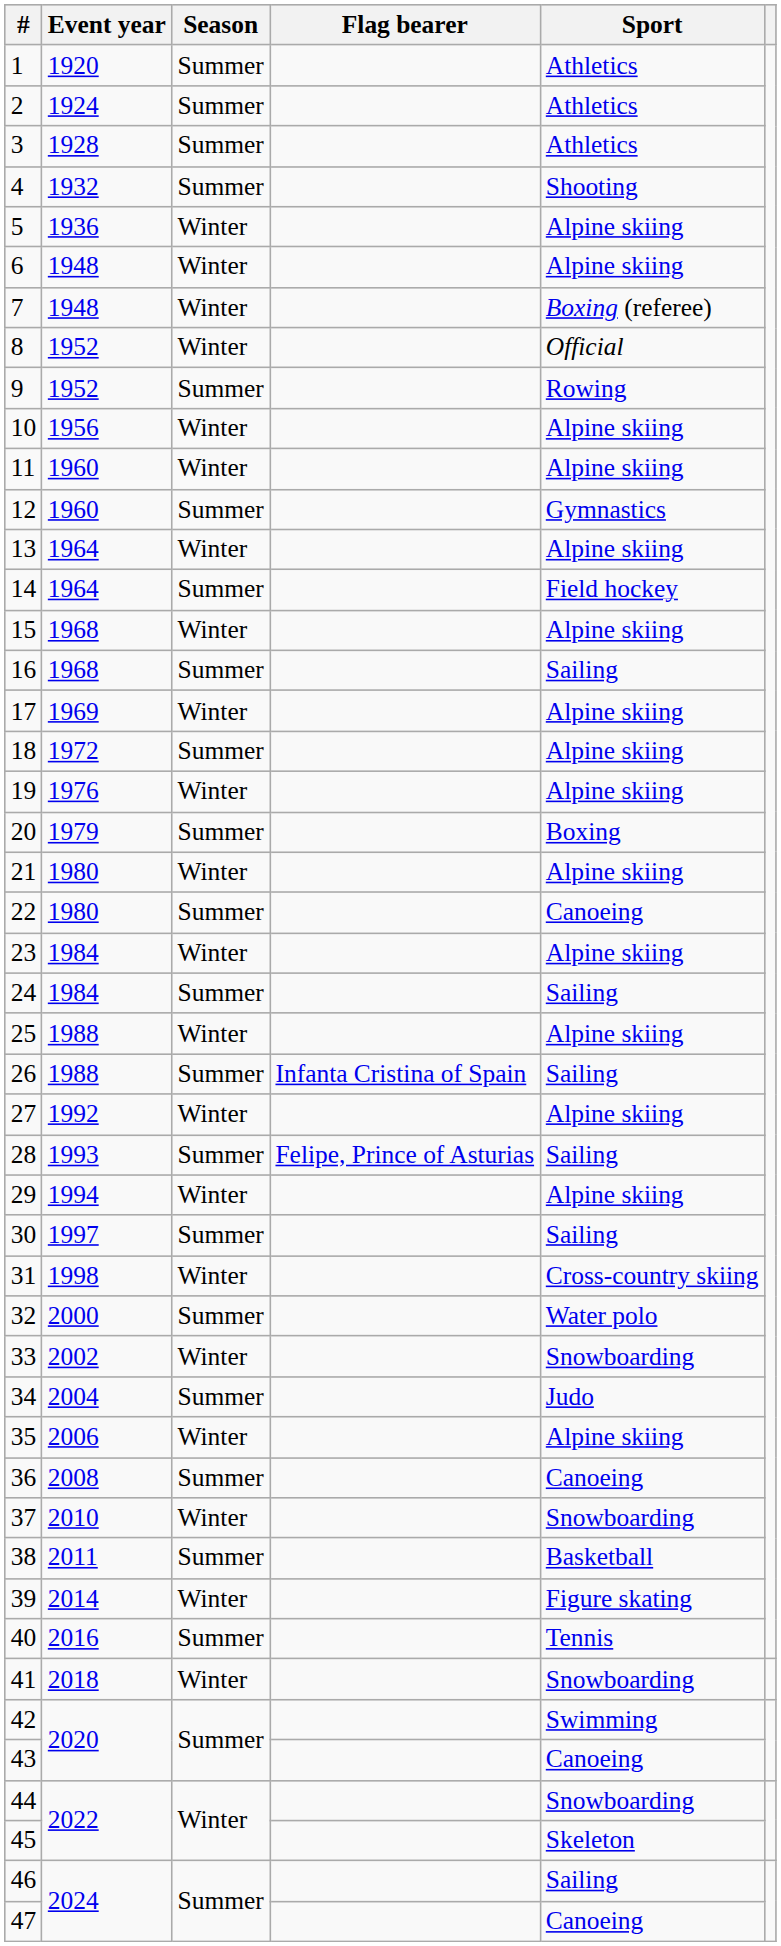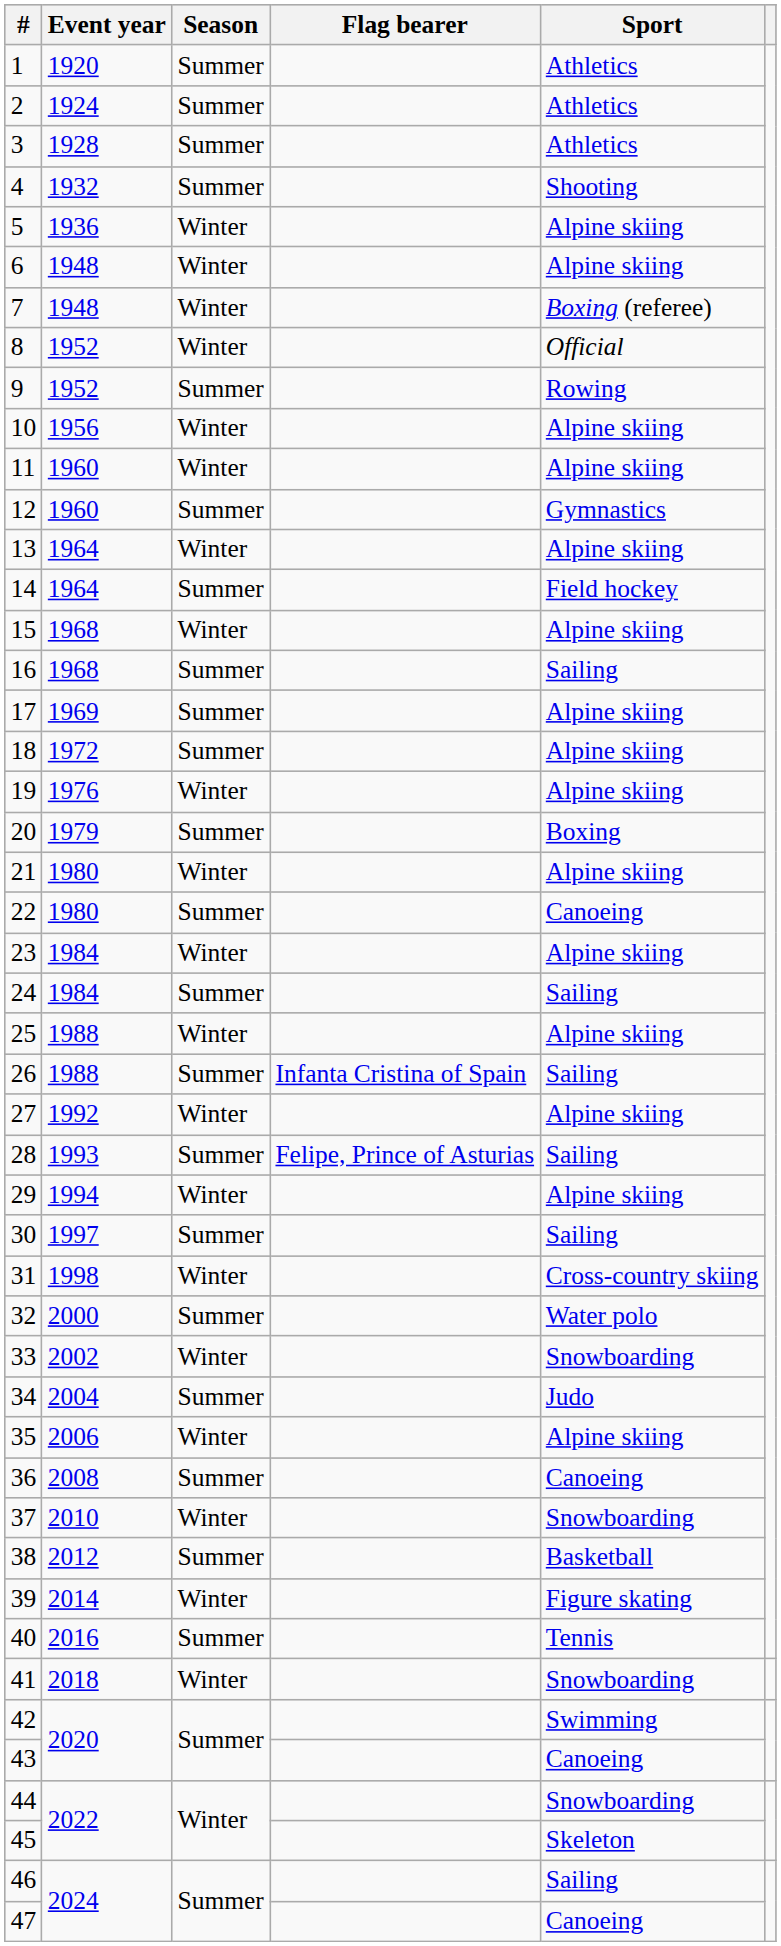(212, 710) Winter -> (221, 710) Summer
(73, 1557) 2011 -> (73, 1557) 2012
